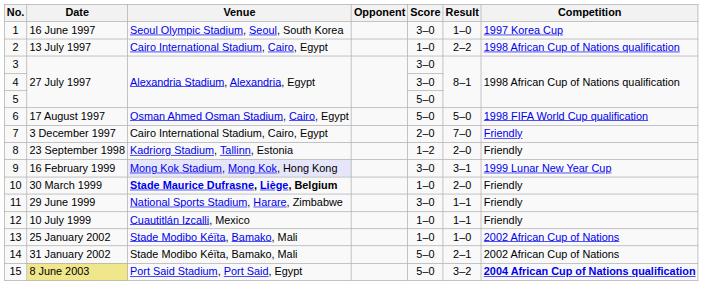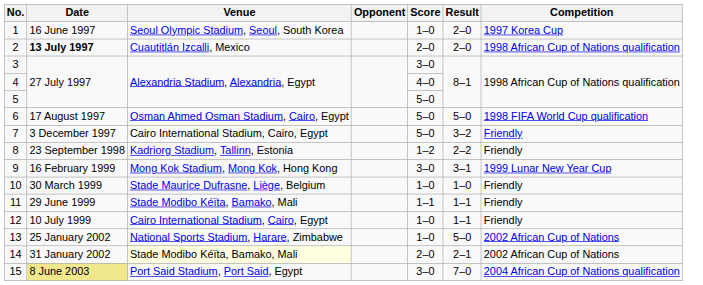(425, 30) 3–0 -> (425, 30) 1–0
(462, 30) 1–0 -> (462, 30) 2–0
(60, 47) normal -> (61, 47) bold
(229, 47) Cairo International Stadium, Cairo, Egypt -> (190, 47) Cuautitlán Izcalli, Mexico
(425, 47) 1–0 -> (425, 47) 2–0
(462, 47) 2–2 -> (462, 47) 2–0
(425, 82) 3–0 -> (425, 82) 4–0
(425, 133) 2–0 -> (425, 133) 5–0
(462, 133) 7–0 -> (462, 133) 3–2
(462, 151) 2–0 -> (462, 151) 2–2
(234, 168) lavender background -> (234, 168) no background
(234, 185) bold -> (228, 185) normal
(462, 185) 2–0 -> (462, 185) 1–0
(236, 202) National Sports Stadium, Harare, Zimbabwe -> (214, 202) Stade Modibo Kéïta, Bamako, Mali
(425, 202) 3–0 -> (425, 202) 1–1
(190, 220) Cuautitlán Izcalli, Mexico -> (229, 220) Cairo International Stadium, Cairo, Egypt
(214, 237) Stade Modibo Kéïta, Bamako, Mali -> (236, 237) National Sports Stadium, Harare, Zimbabwe
(462, 237) 1–0 -> (462, 237) 5–0
(214, 254) no background -> (214, 254) lightyellow background
(425, 254) 5–0 -> (425, 254) 2–0
(425, 271) 5–0 -> (425, 271) 3–0
(462, 271) 3–2 -> (462, 271) 7–0
(590, 271) bold -> (582, 271) normal
